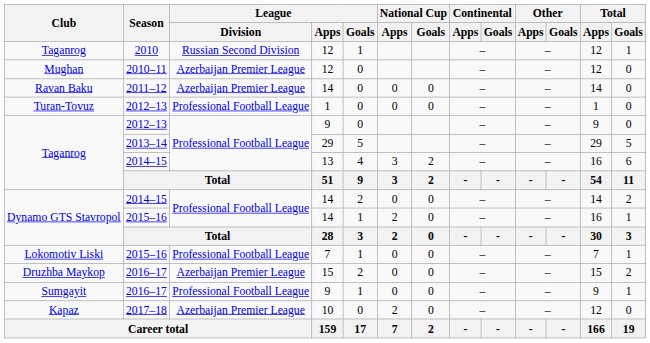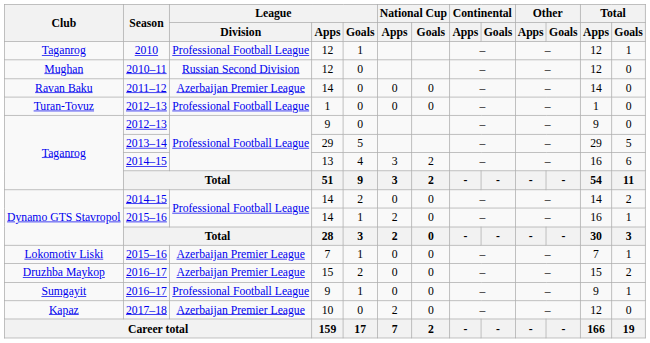(241, 50) Russian Second Division -> (241, 50) Professional Football League
(241, 69) Azerbaijan Premier League -> (241, 69) Russian Second Division
(241, 254) Professional Football League -> (241, 254) Azerbaijan Premier League
